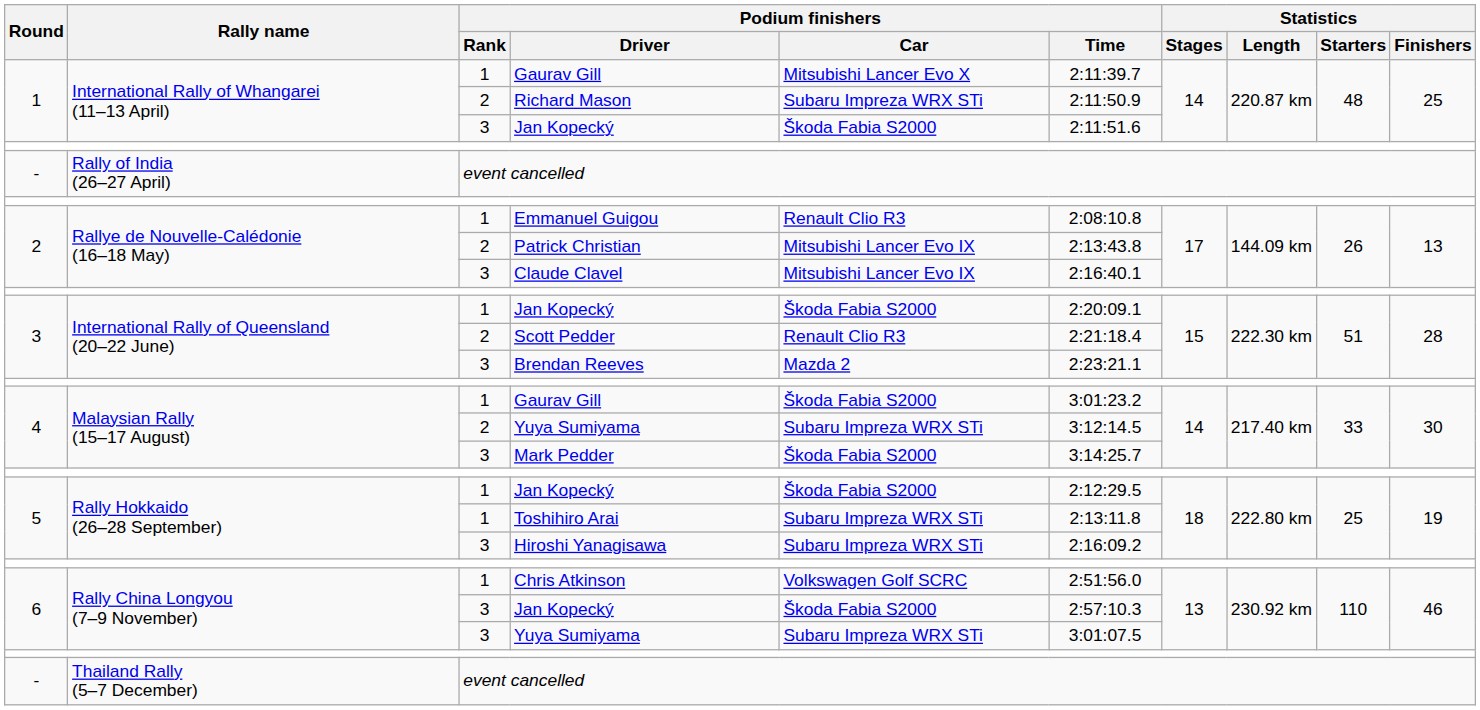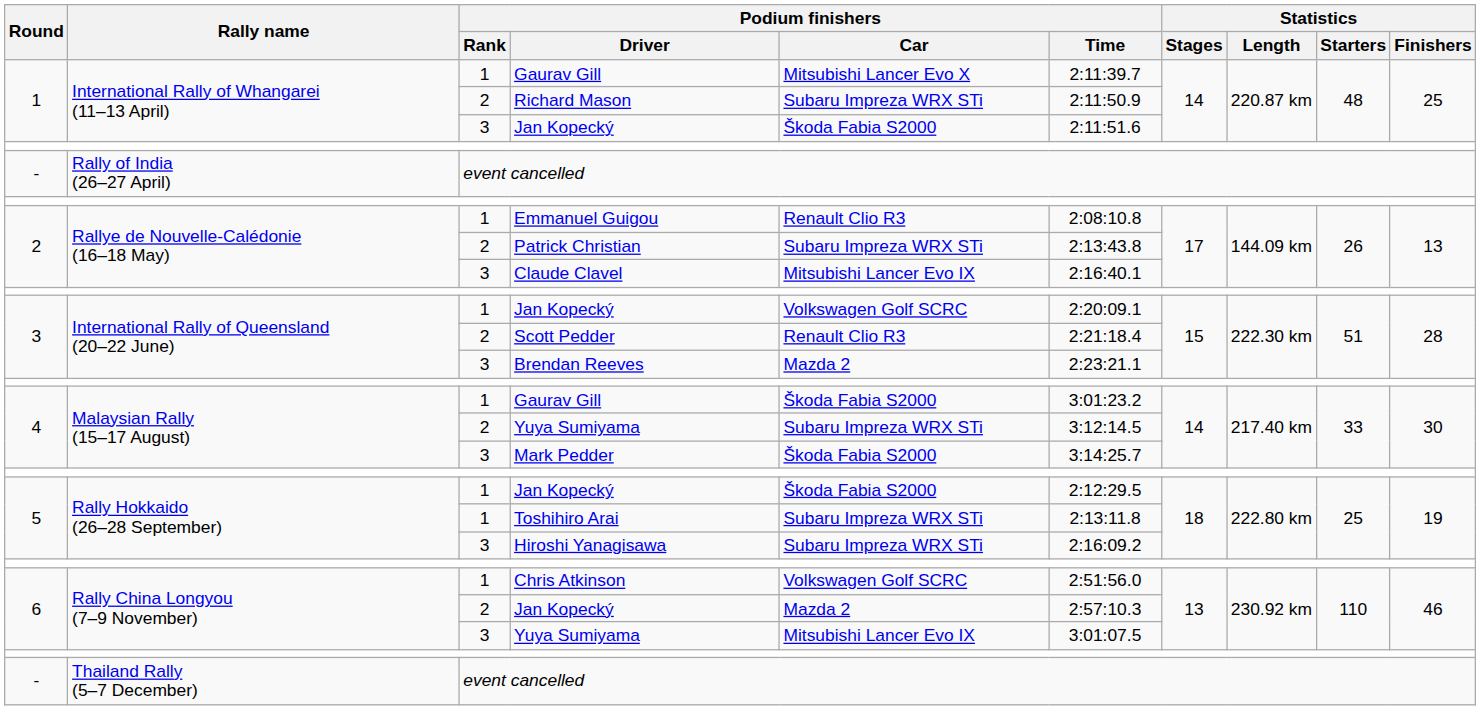(879, 246) Mitsubishi Lancer Evo IX -> (883, 246) Subaru Impreza WRX STi
(860, 309) Škoda Fabia S2000 -> (875, 309) Volkswagen Golf SCRC
(485, 608) 3 -> (485, 608) 2
(860, 608) Škoda Fabia S2000 -> (817, 608) Mazda 2
(883, 635) Subaru Impreza WRX STi -> (879, 635) Mitsubishi Lancer Evo IX
